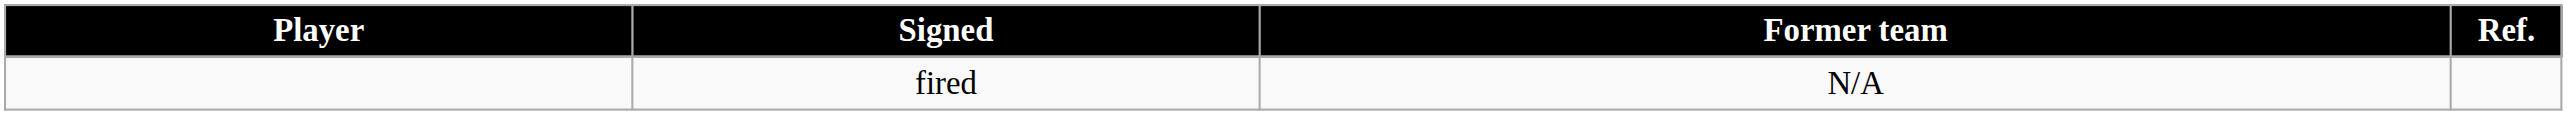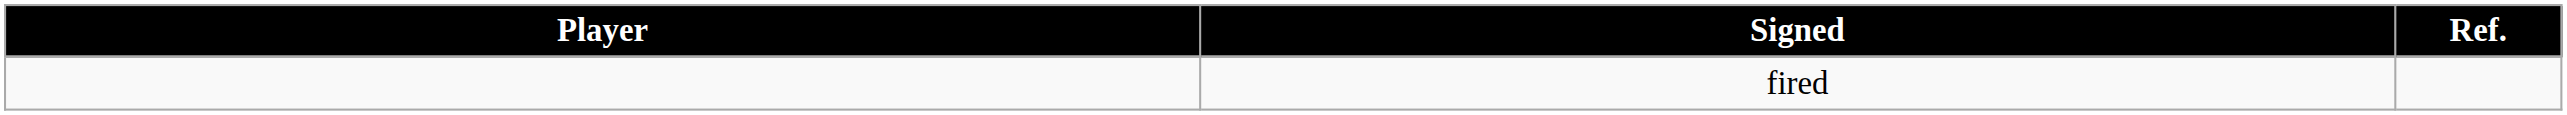- column: (1856, 30)
